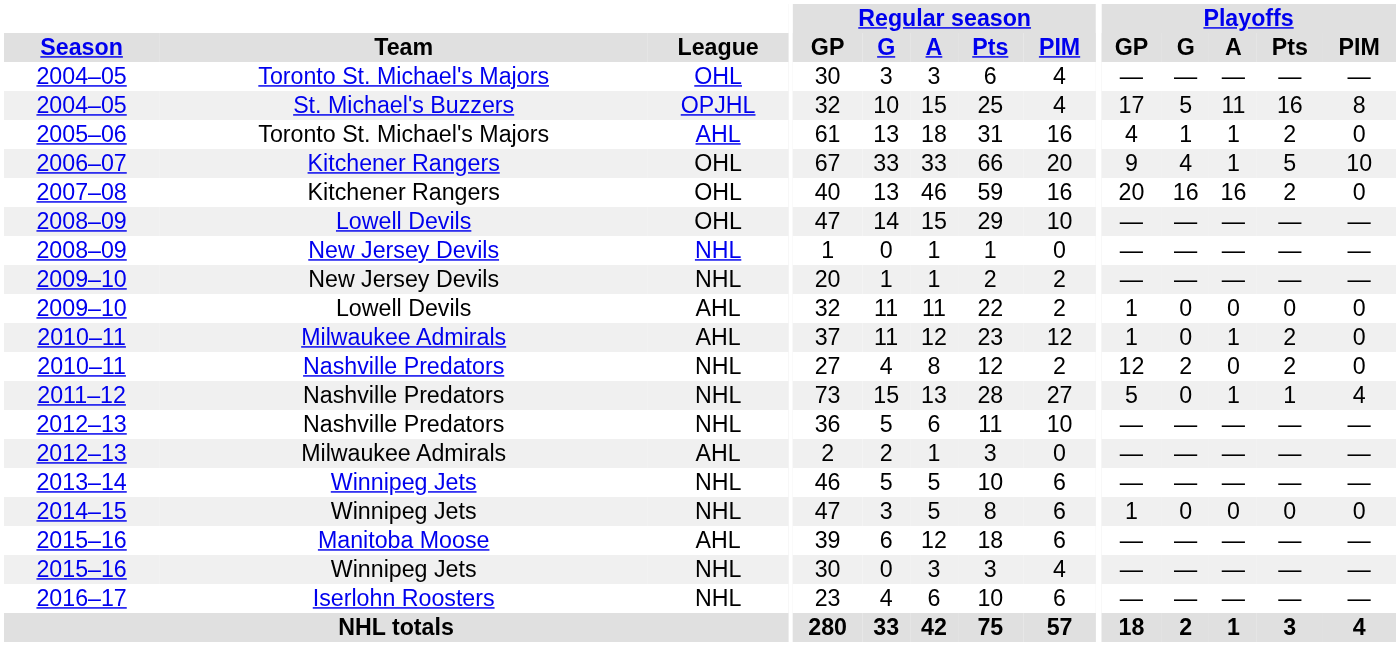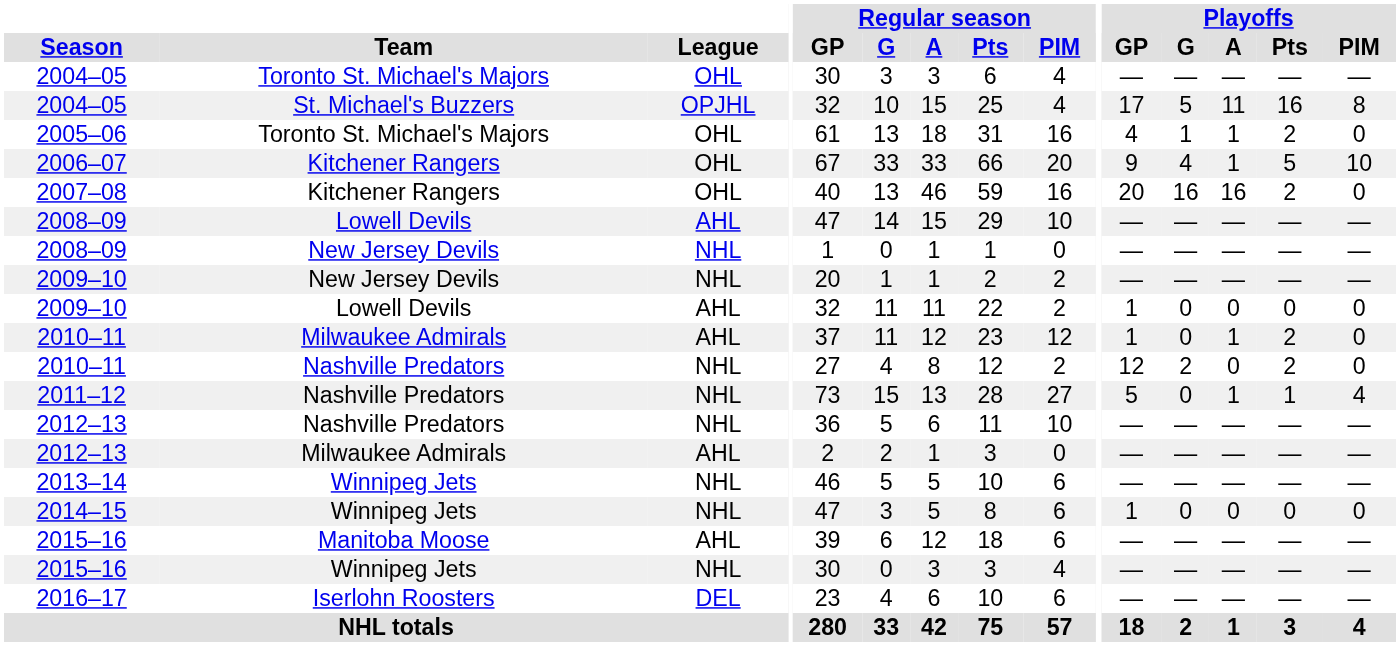(718, 134) AHL -> (718, 134) OHL
(718, 221) OHL -> (718, 221) AHL
(718, 598) NHL -> (718, 598) DEL
